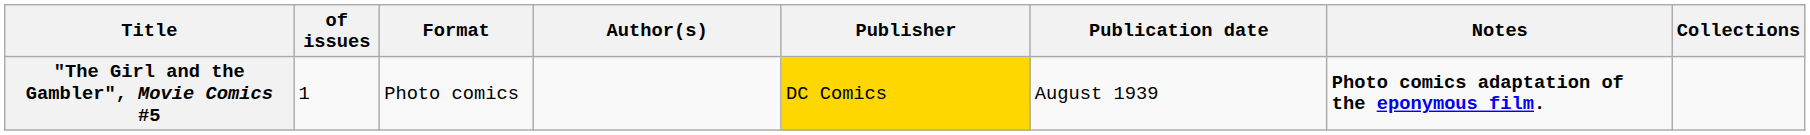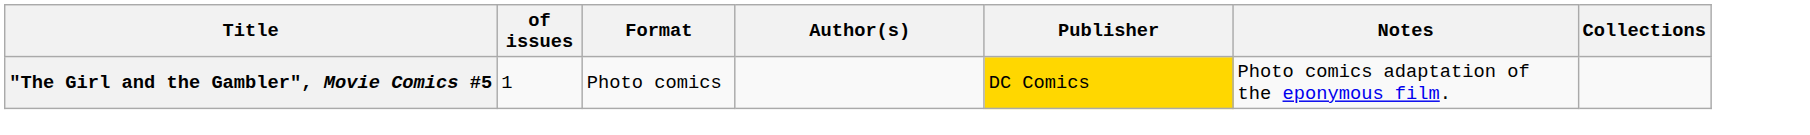- column: (1179, 31)
(1478, 94) bold -> (1384, 83) normal
